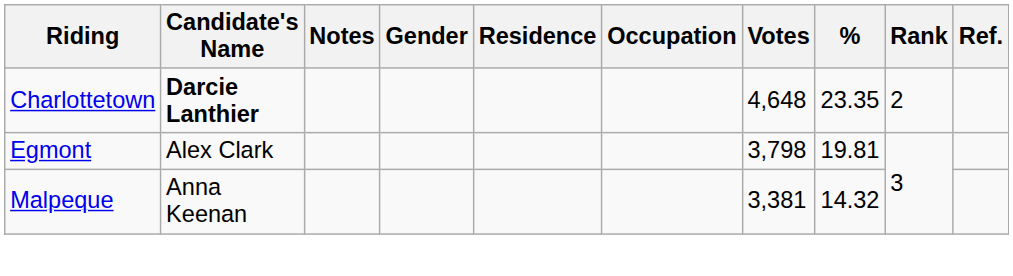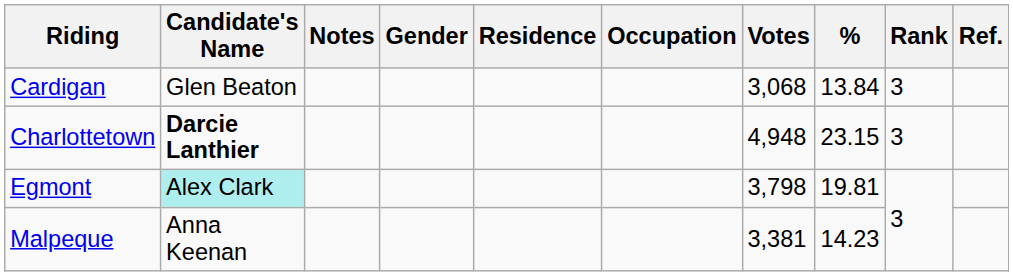+ row: (58, 86)
(777, 100) 4,648 -> (777, 137) 4,948
(850, 100) 23.35 -> (850, 137) 23.15
(897, 100) 2 -> (897, 137) 3
(220, 150) no background -> (220, 187) paleturquoise background
(850, 201) 14.32 -> (850, 238) 14.23
